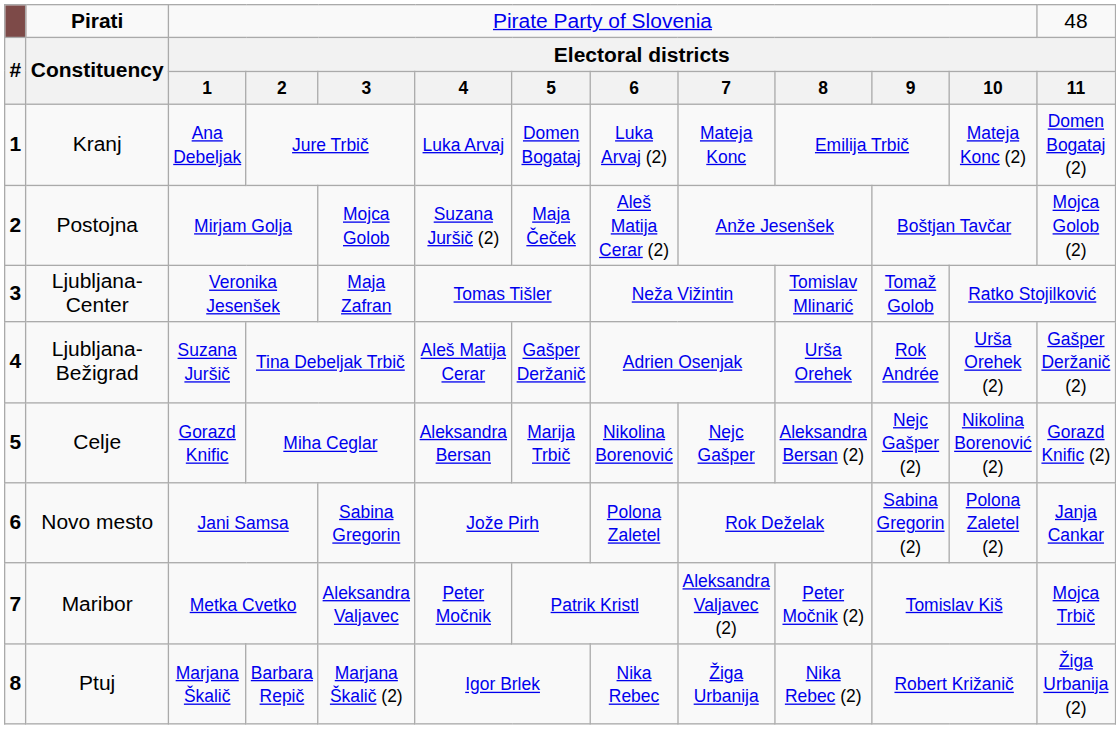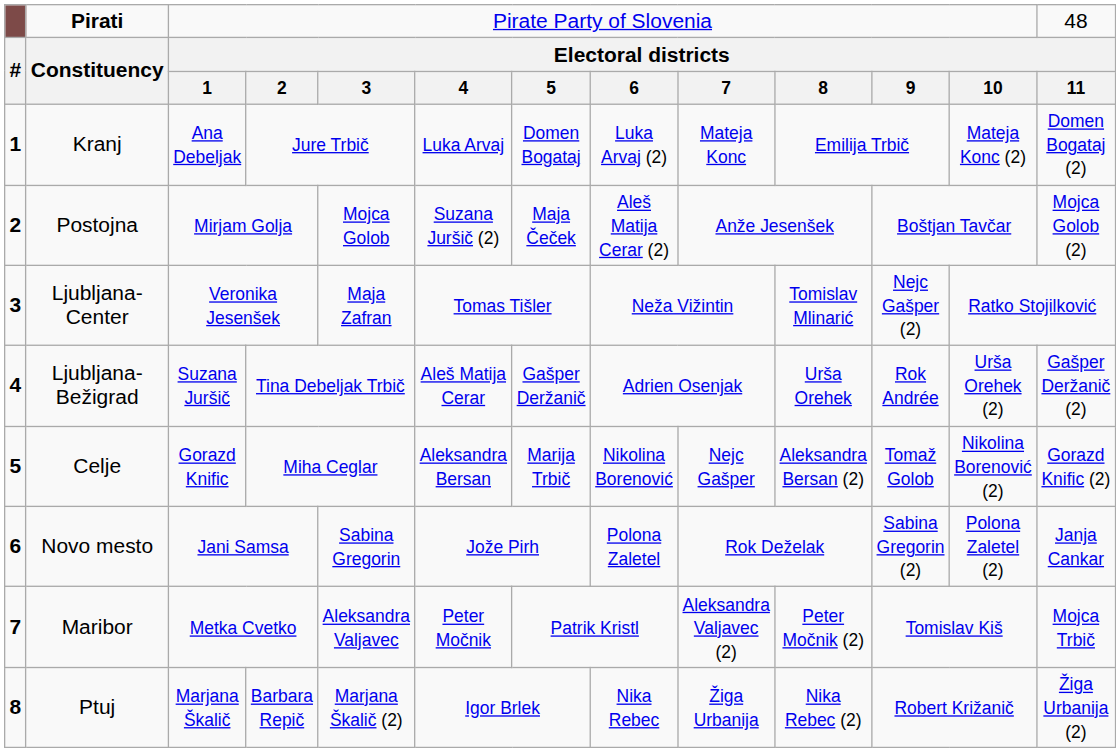(911, 293) Tomaž Golob -> (911, 306) Nejc Gašper (2)
(911, 443) Nejc Gašper (2) -> (911, 466) Tomaž Golob
